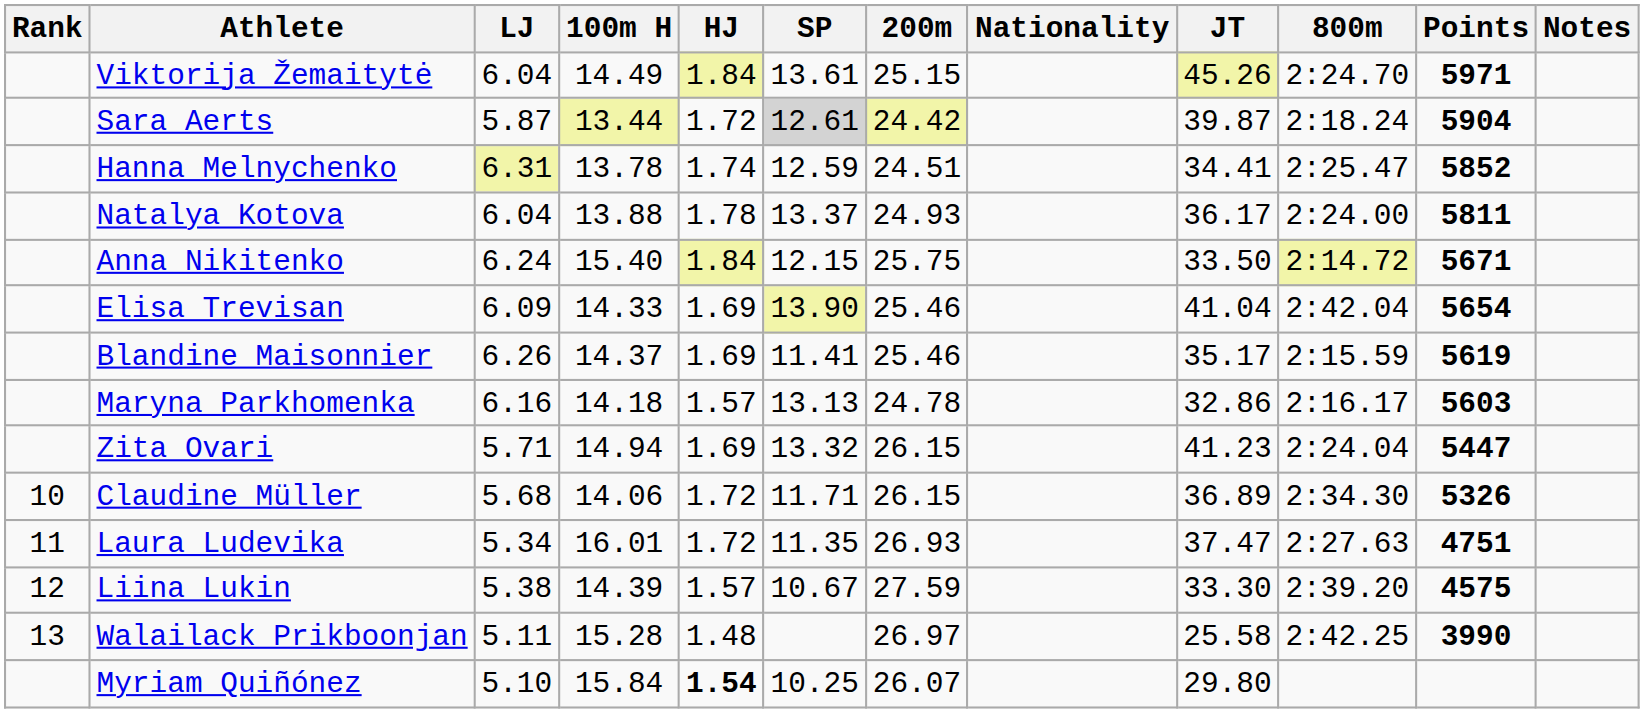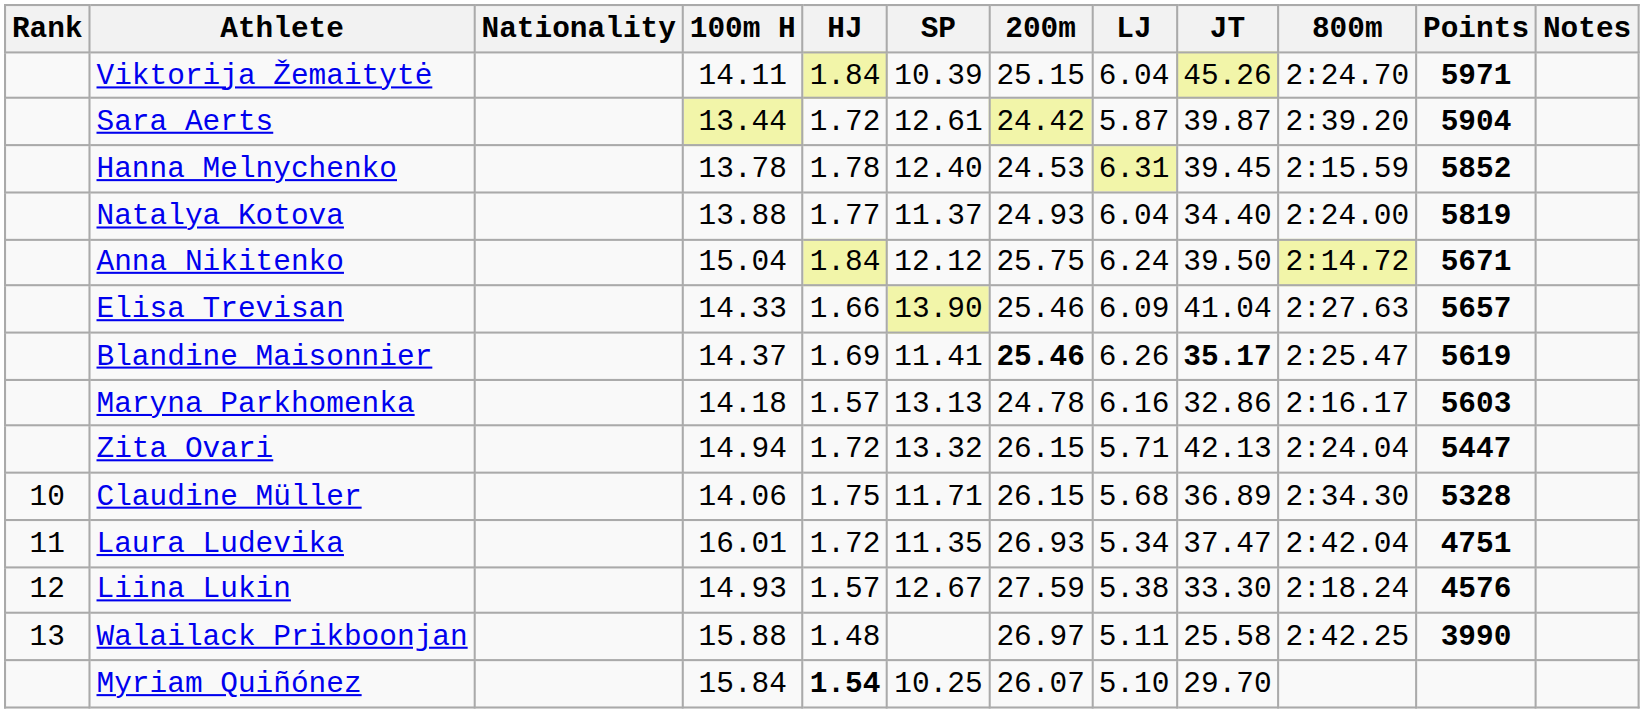columns swapped: (1072, 29) <-> (517, 29)
(619, 76) 14.49 -> (743, 76) 14.11
(815, 76) 13.61 -> (938, 76) 10.39
(815, 122) lightgrey background -> (938, 122) no background
(1347, 122) 2:18.24 -> (1347, 122) 2:39.20
(721, 169) 1.74 -> (845, 169) 1.78
(815, 169) 12.59 -> (938, 169) 12.40
(917, 169) 24.51 -> (1041, 169) 24.53
(1227, 169) 34.41 -> (1227, 169) 39.45
(1347, 169) 2:25.47 -> (1347, 169) 2:15.59
(721, 216) 1.78 -> (845, 216) 1.77
(815, 216) 13.37 -> (938, 216) 11.37
(1227, 216) 36.17 -> (1227, 216) 34.40
(1476, 216) 5811 -> (1476, 216) 5819
(619, 263) 15.40 -> (743, 263) 15.04
(815, 263) 12.15 -> (938, 263) 12.12
(1227, 263) 33.50 -> (1227, 263) 39.50
(721, 310) 1.69 -> (845, 310) 1.66
(1347, 310) 2:42.04 -> (1347, 310) 2:27.63
(1476, 310) 5654 -> (1476, 310) 5657
(917, 356) normal -> (1041, 356) bold
(1227, 356) normal -> (1227, 356) bold
(1347, 356) 2:15.59 -> (1347, 356) 2:25.47
(721, 450) 1.69 -> (845, 450) 1.72
(1227, 450) 41.23 -> (1227, 450) 42.13
(721, 497) 1.72 -> (845, 497) 1.75
(1476, 497) 5326 -> (1476, 497) 5328
(1347, 544) 2:27.63 -> (1347, 544) 2:42.04
(619, 590) 14.39 -> (743, 590) 14.93
(815, 590) 10.67 -> (938, 590) 12.67
(1347, 590) 2:39.20 -> (1347, 590) 2:18.24
(1476, 590) 4575 -> (1476, 590) 4576
(619, 637) 15.28 -> (743, 637) 15.88
(1227, 684) 29.80 -> (1227, 684) 29.70
